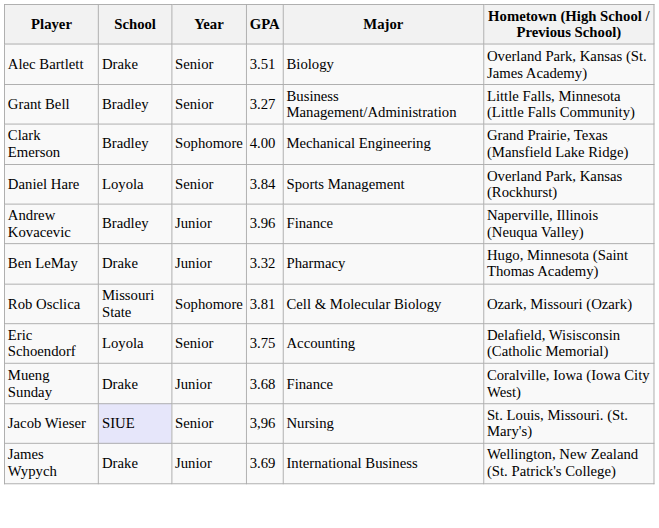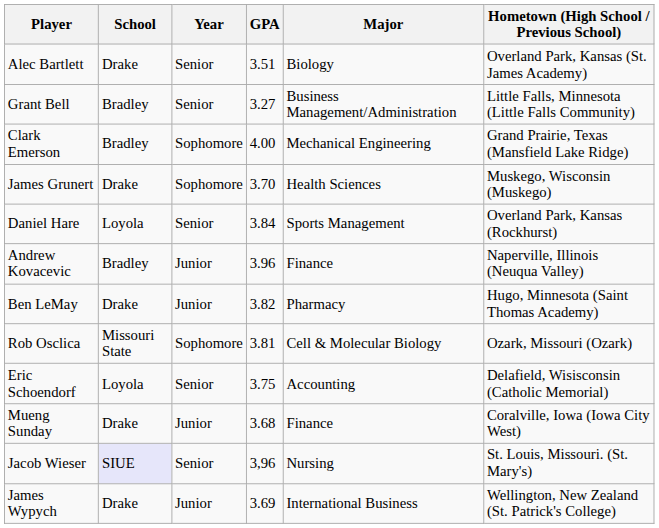+ row: (51, 184)
(263, 263) 3.32 -> (263, 303) 3.82
